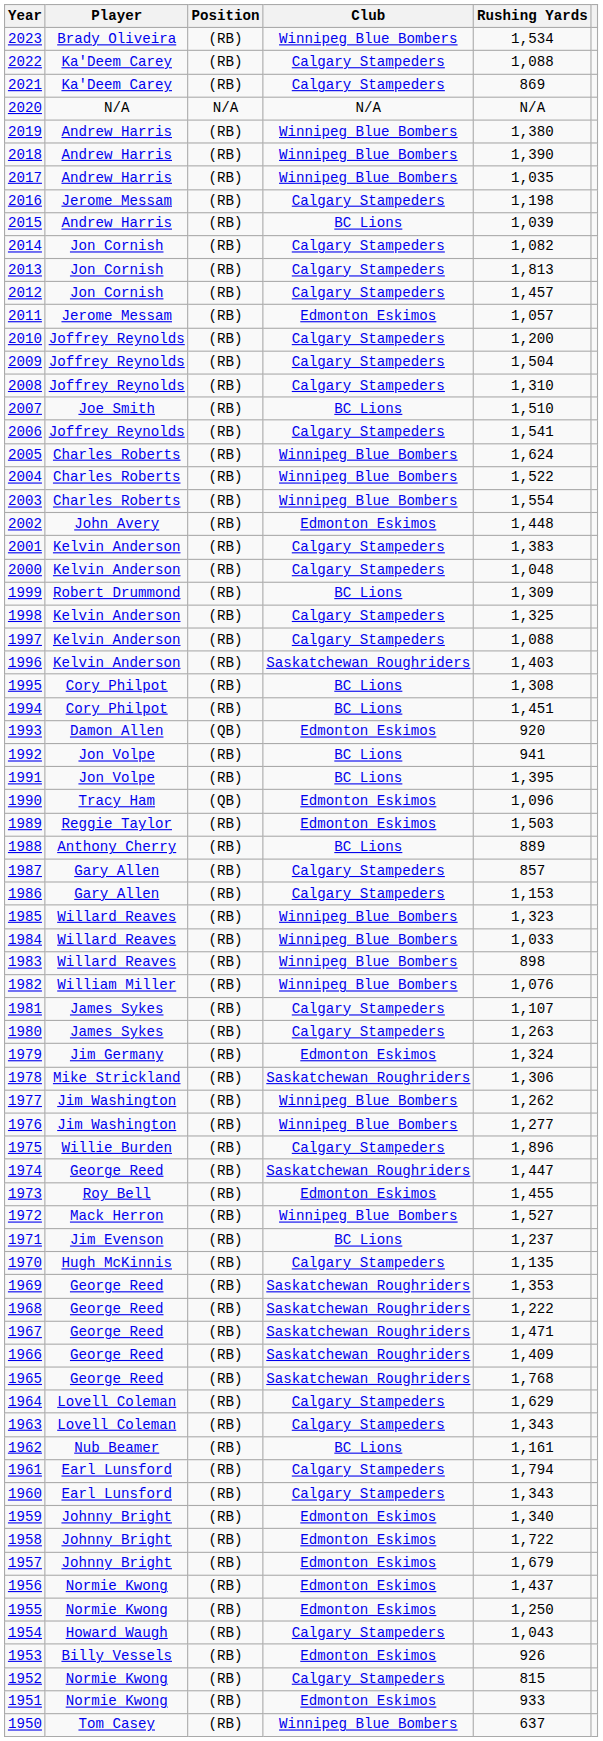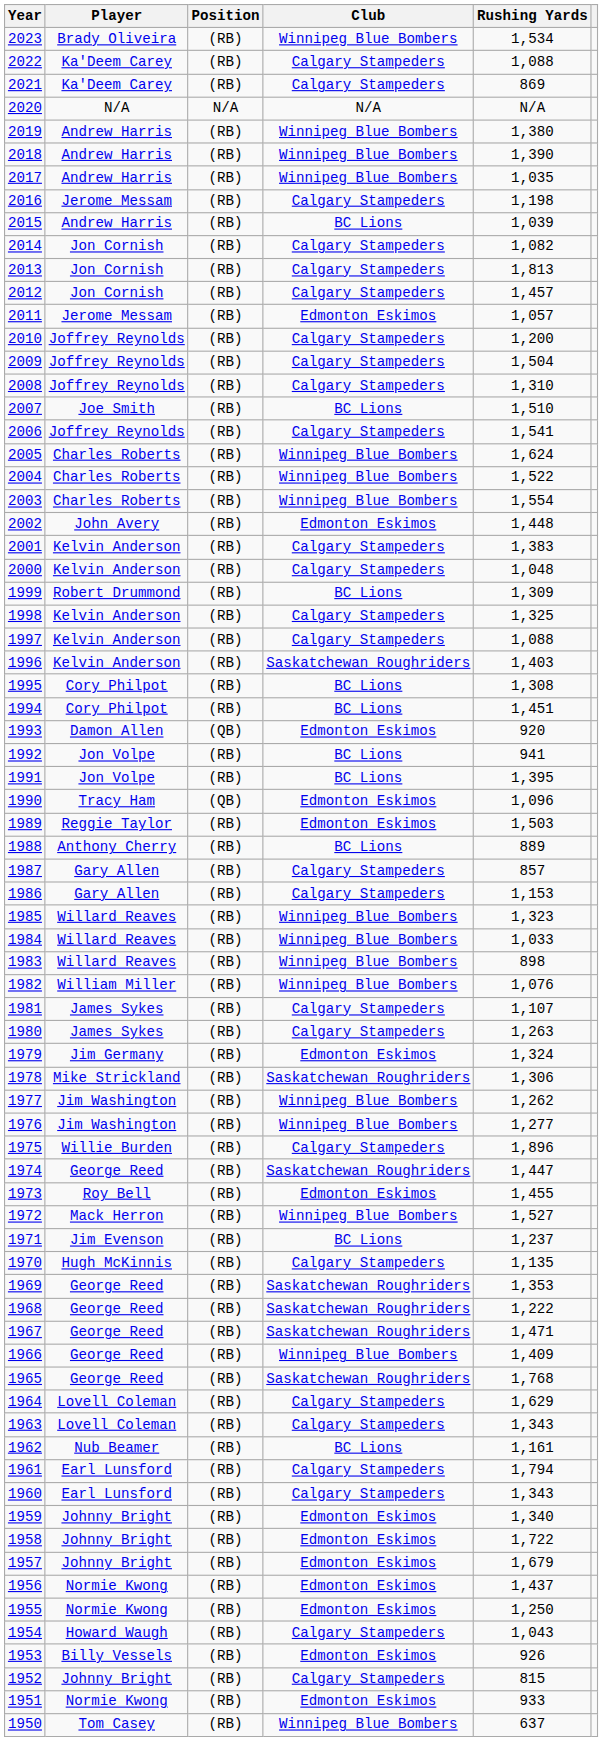(368, 1356) Saskatchewan Roughriders -> (368, 1356) Winnipeg Blue Bombers
(117, 1679) Normie Kwong -> (117, 1679) Johnny Bright
